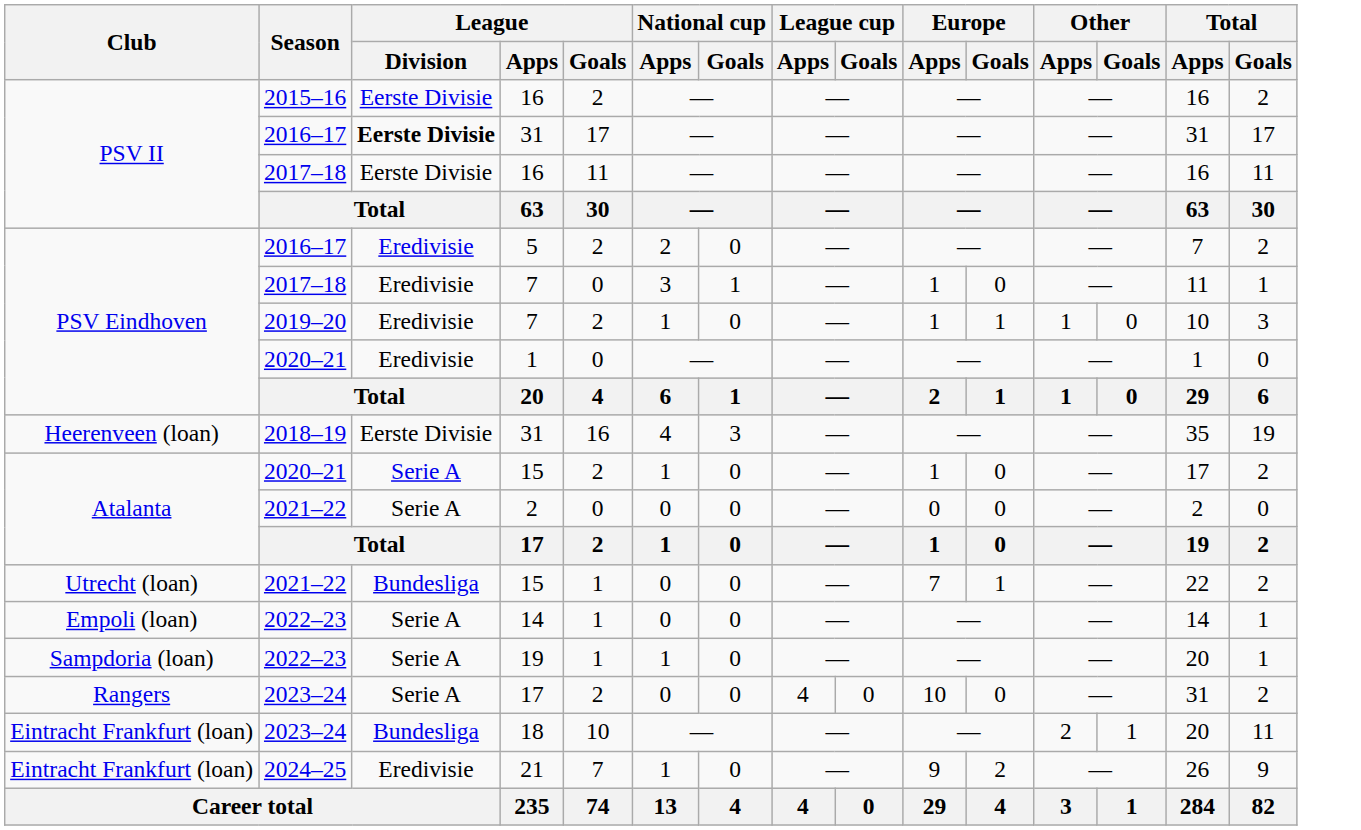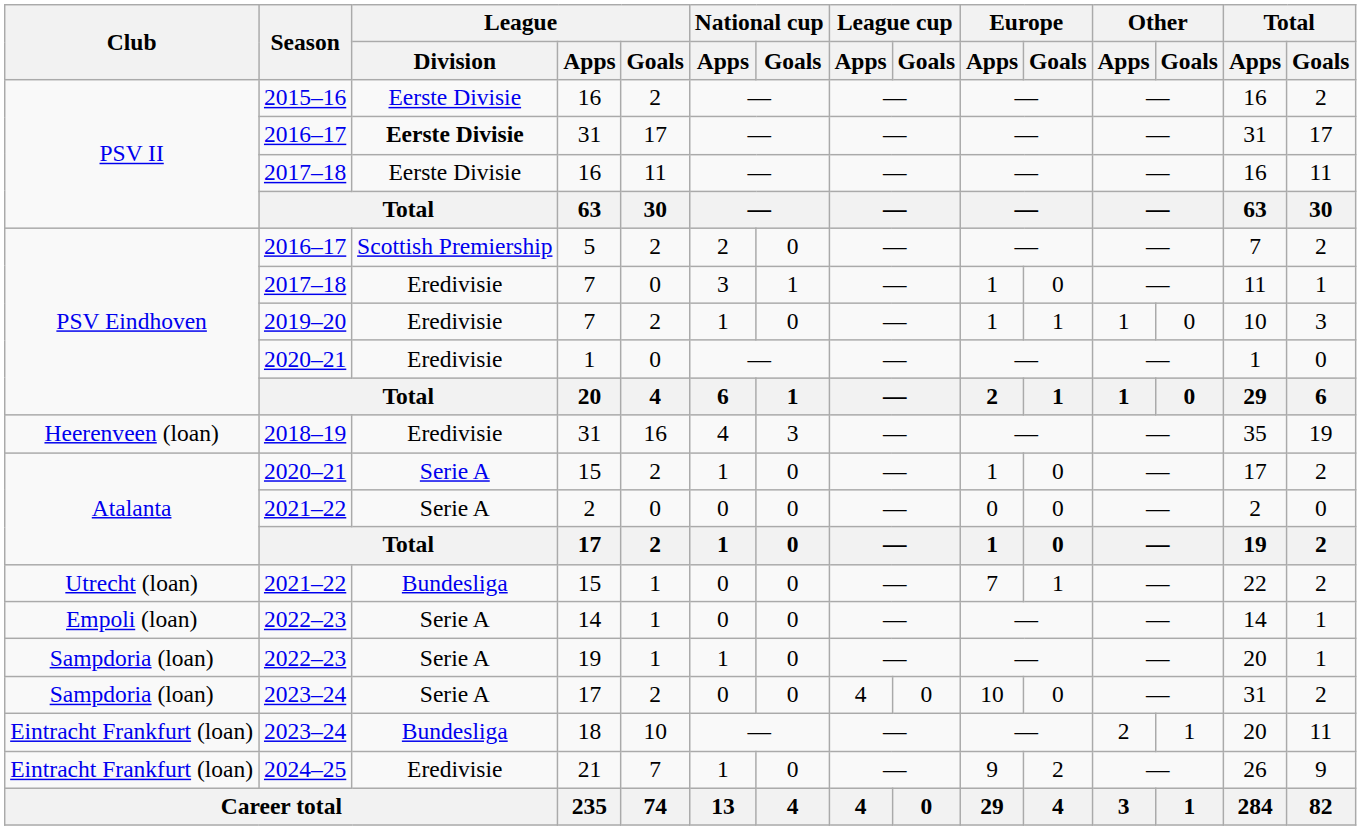(426, 246) Eredivisie -> (455, 246) Scottish Premiership
(426, 433) Eerste Divisie -> (455, 433) Eredivisie
(132, 694) Rangers -> (132, 694) Sampdoria (loan)
